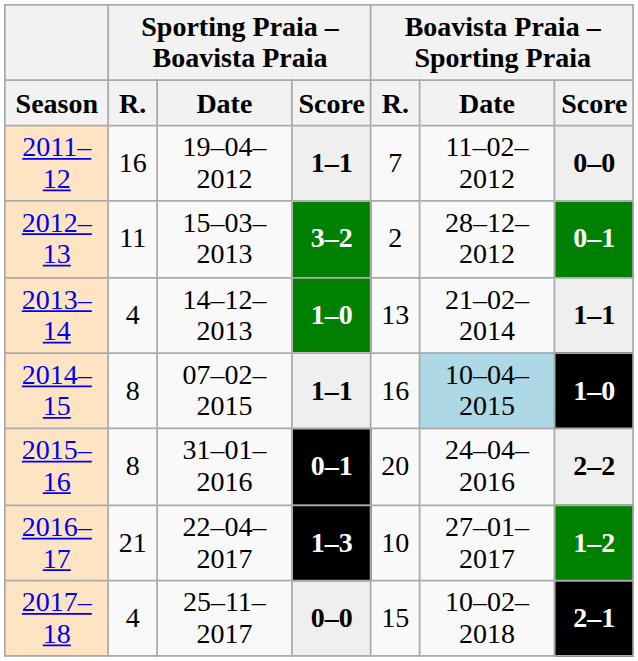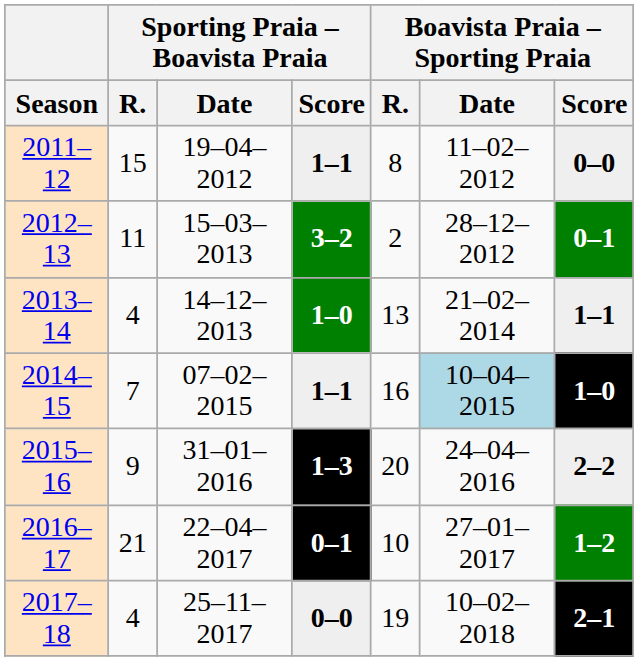(133, 162) 16 -> (133, 162) 15
(395, 162) 7 -> (395, 162) 8
(133, 390) 8 -> (133, 390) 7
(133, 466) 8 -> (133, 466) 9
(332, 466) 0–1 -> (332, 466) 1–3
(332, 542) 1–3 -> (332, 542) 0–1
(395, 618) 15 -> (395, 618) 19
